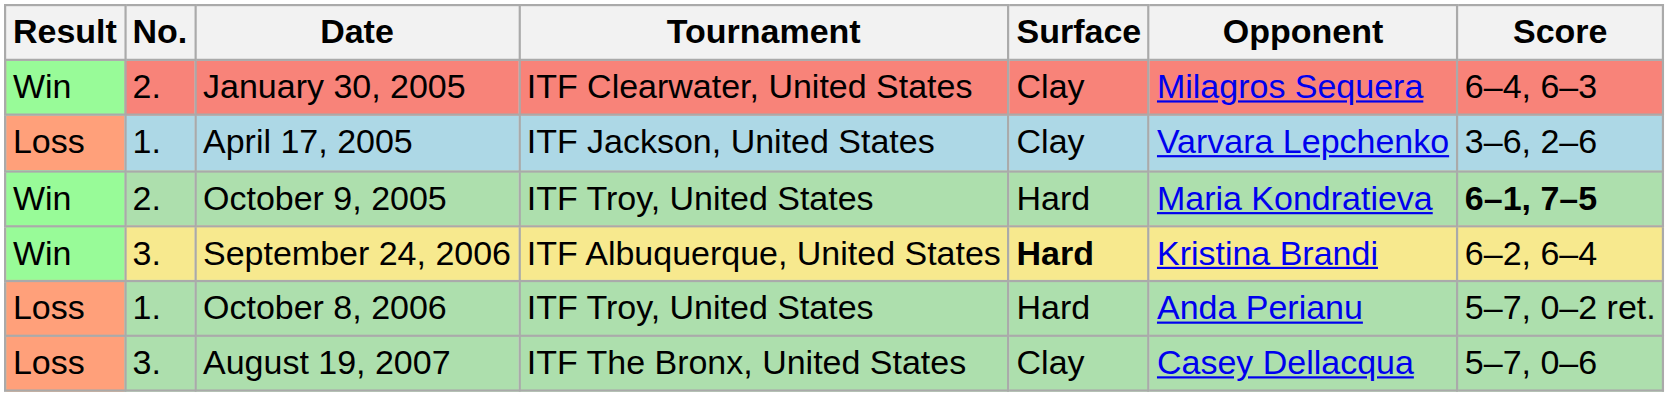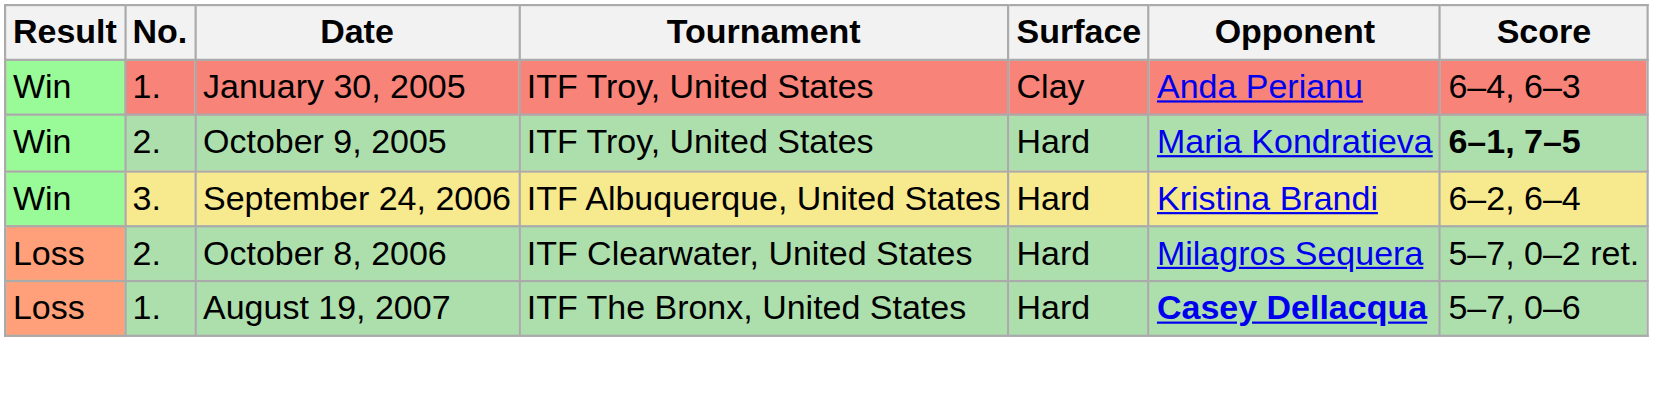(147, 86) 2. -> (147, 86) 1.
(750, 86) ITF Clearwater, United States -> (700, 86) ITF Troy, United States
(1290, 86) Milagros Sequera -> (1260, 86) Anda Perianu
- row: (308, 141)
(1055, 252) bold -> (1053, 197) normal
(147, 307) 1. -> (147, 252) 2.
(700, 307) ITF Troy, United States -> (750, 252) ITF Clearwater, United States
(1260, 307) Anda Perianu -> (1290, 252) Milagros Sequera
(147, 362) 3. -> (147, 307) 1.
(1051, 362) Clay -> (1053, 307) Hard
(1285, 362) normal -> (1292, 307) bold
